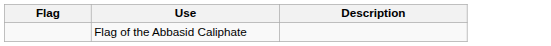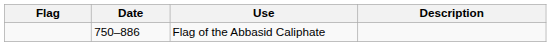+ column: (131, 13)
